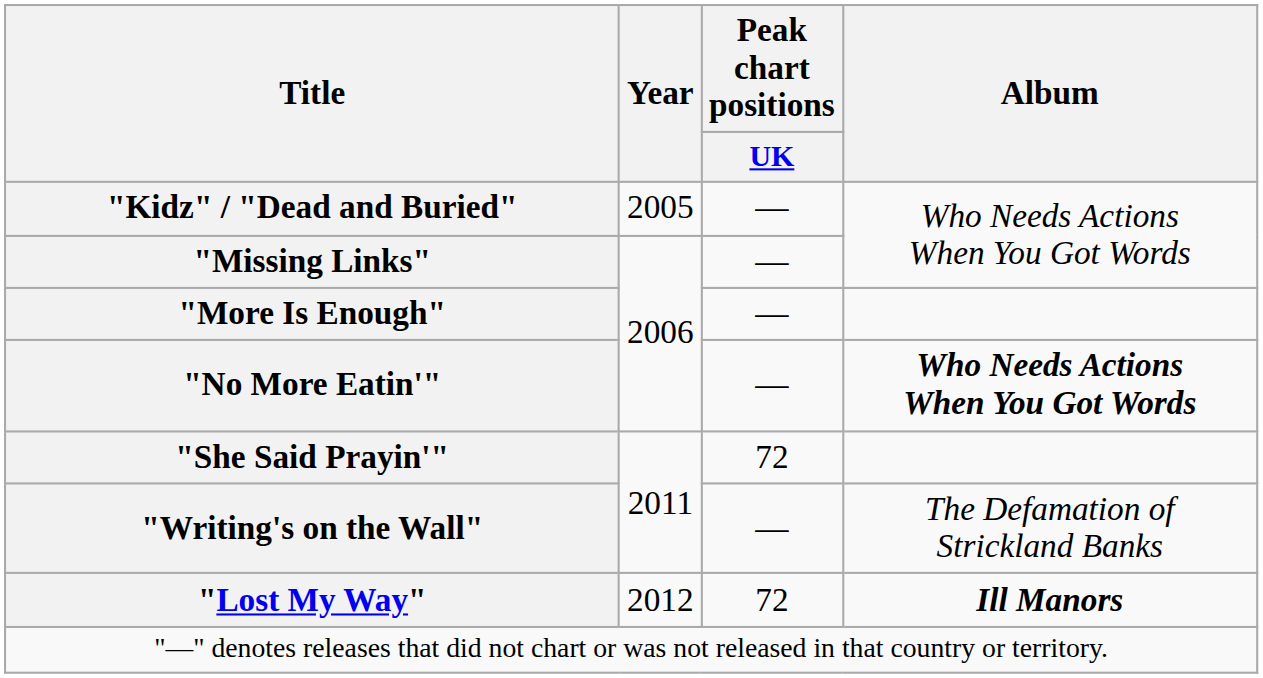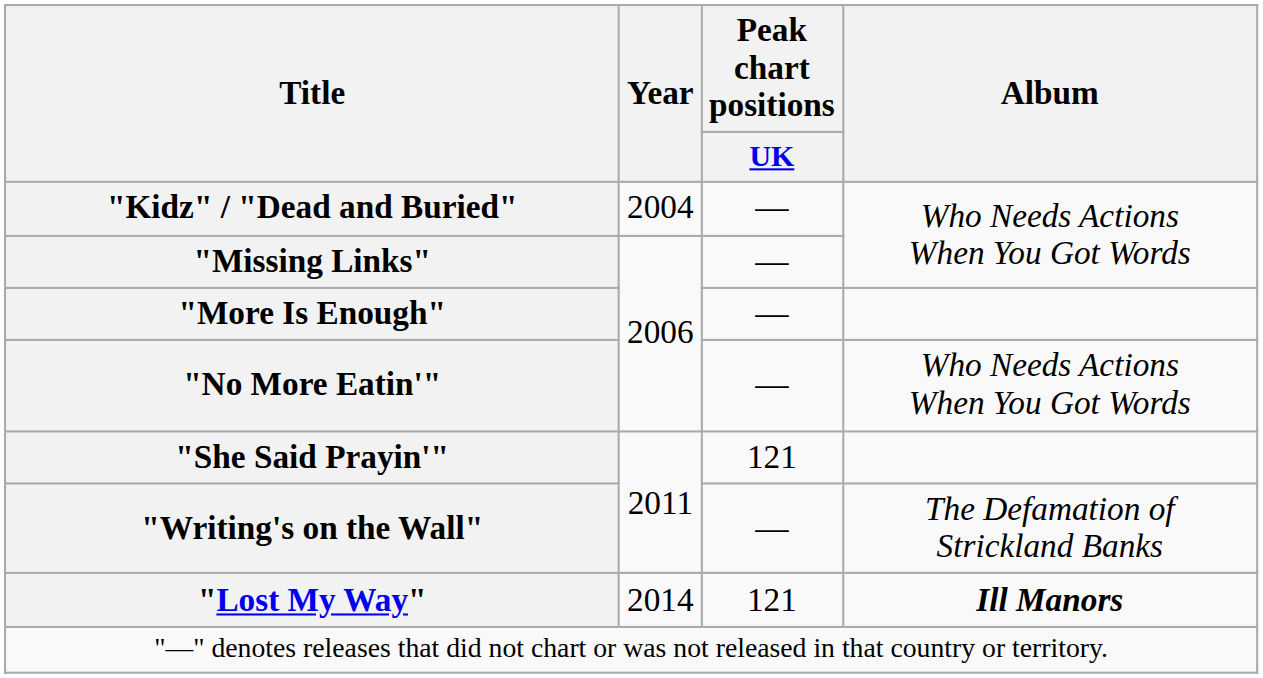(660, 207) 2005 -> (660, 207) 2004
(1050, 385) bold -> (1050, 385) normal
(772, 456) 72 -> (772, 456) 121
(660, 599) 2012 -> (660, 599) 2014
(772, 599) 72 -> (772, 599) 121
